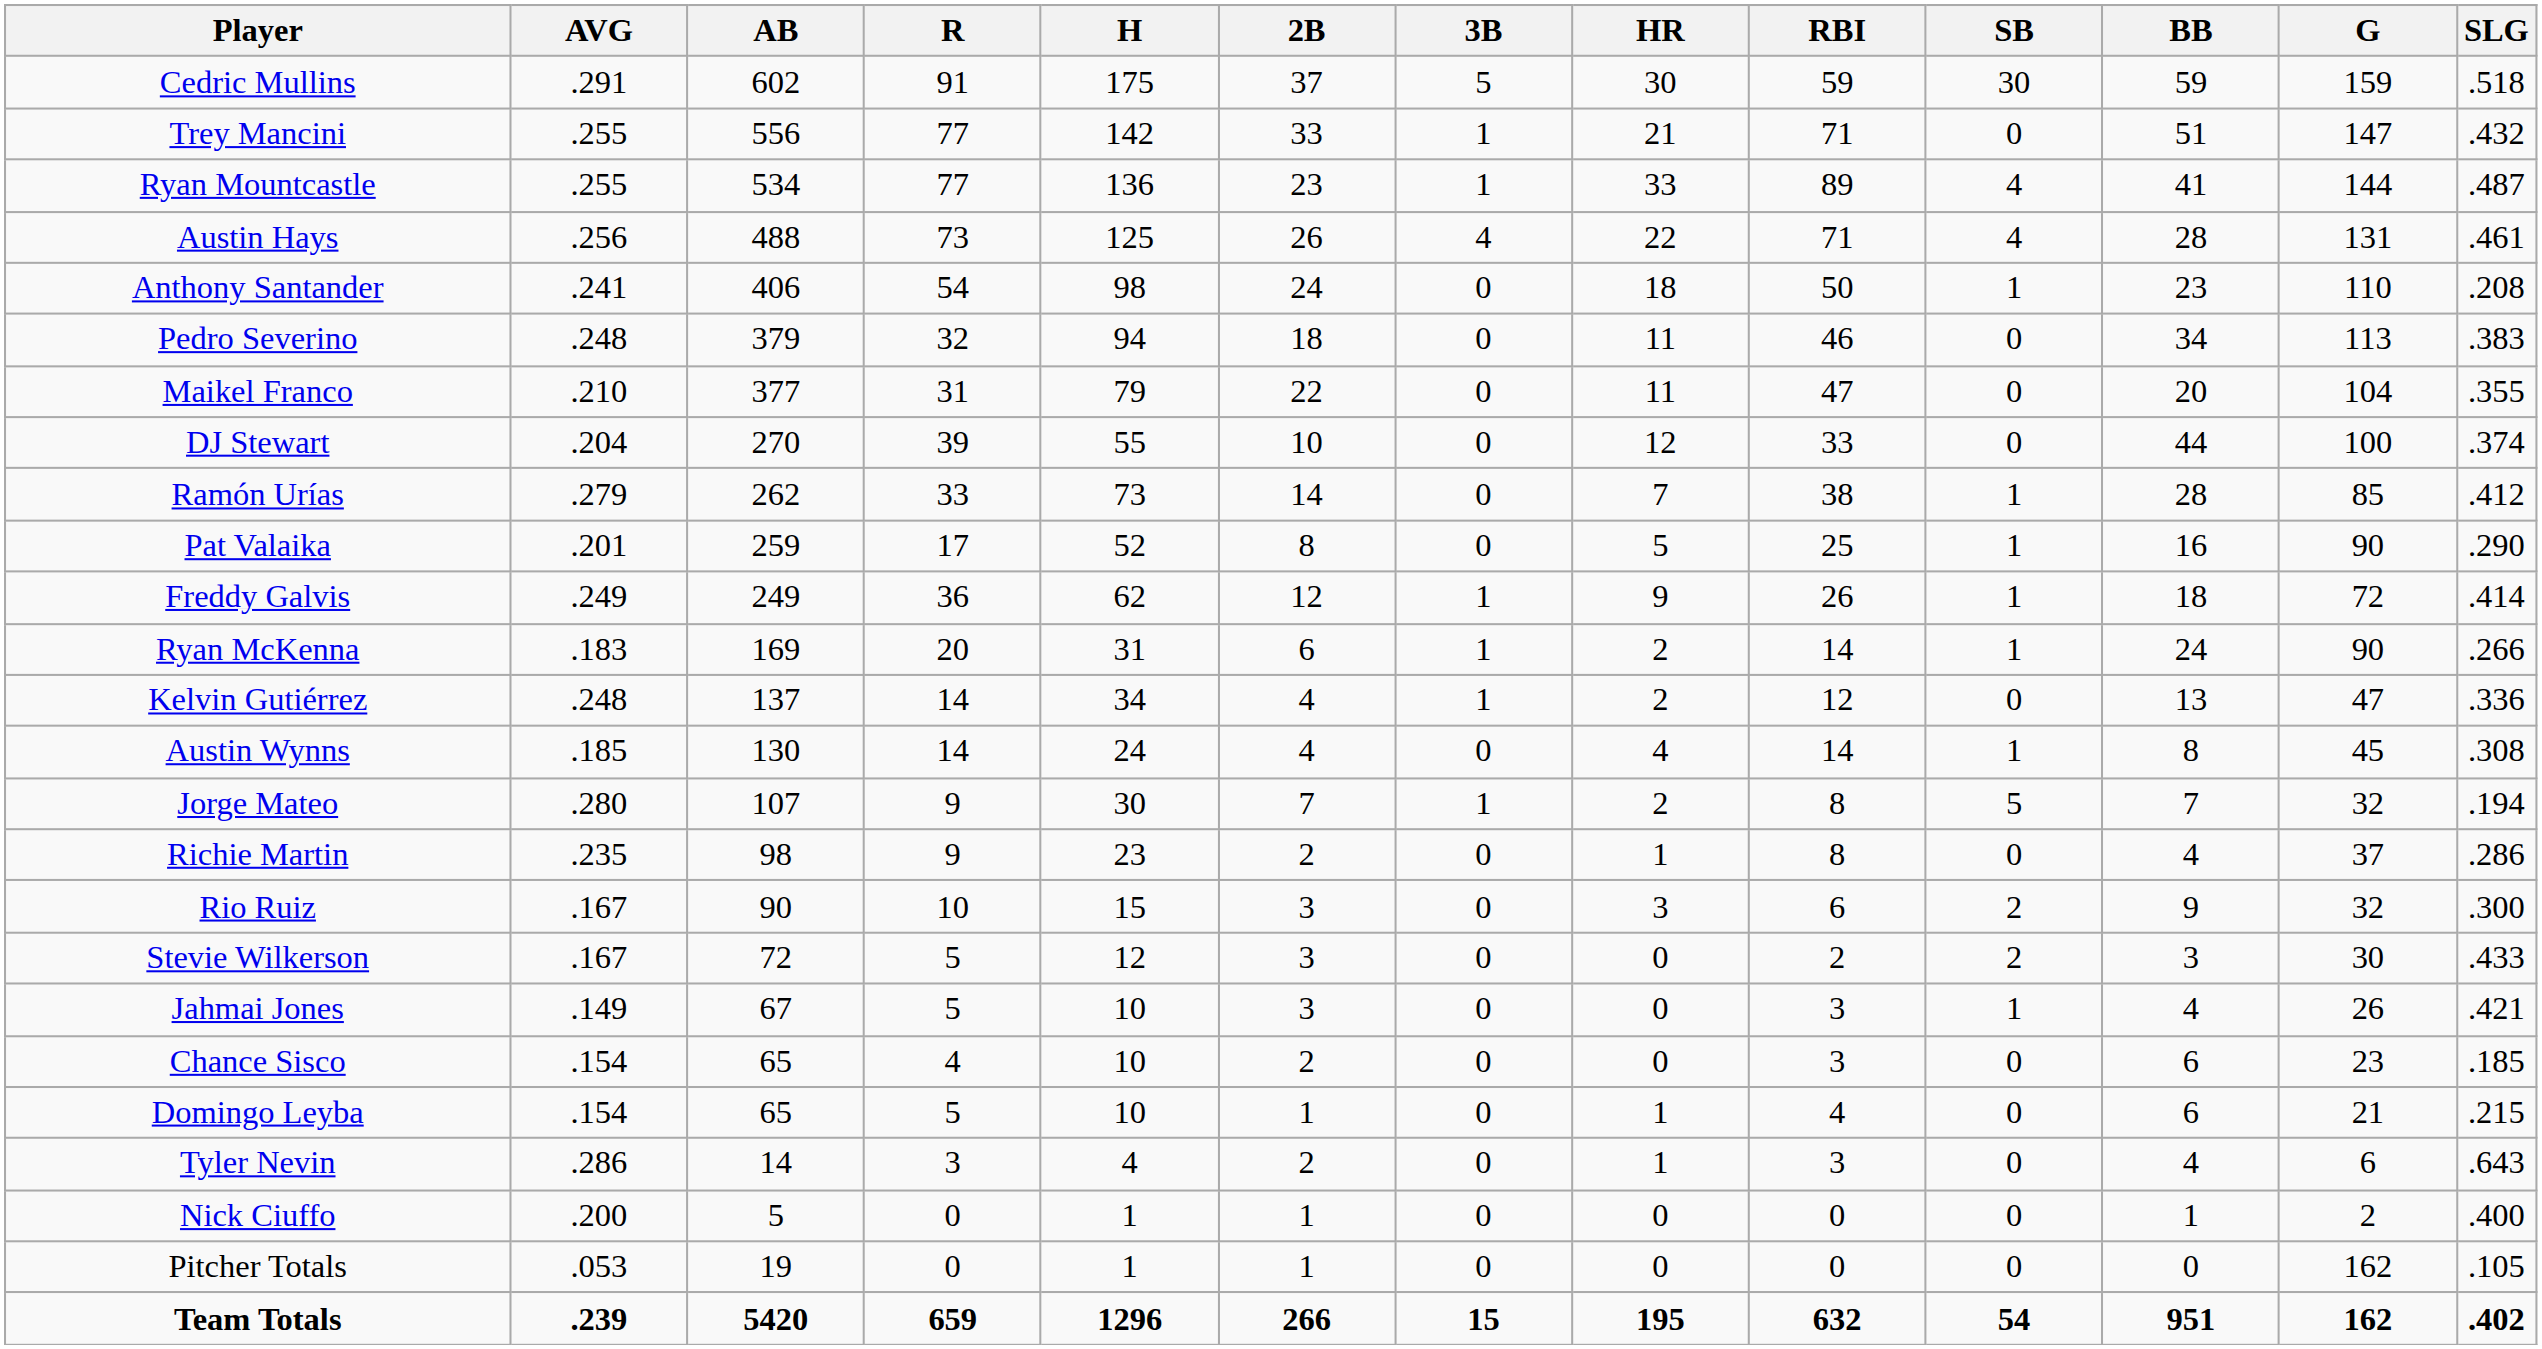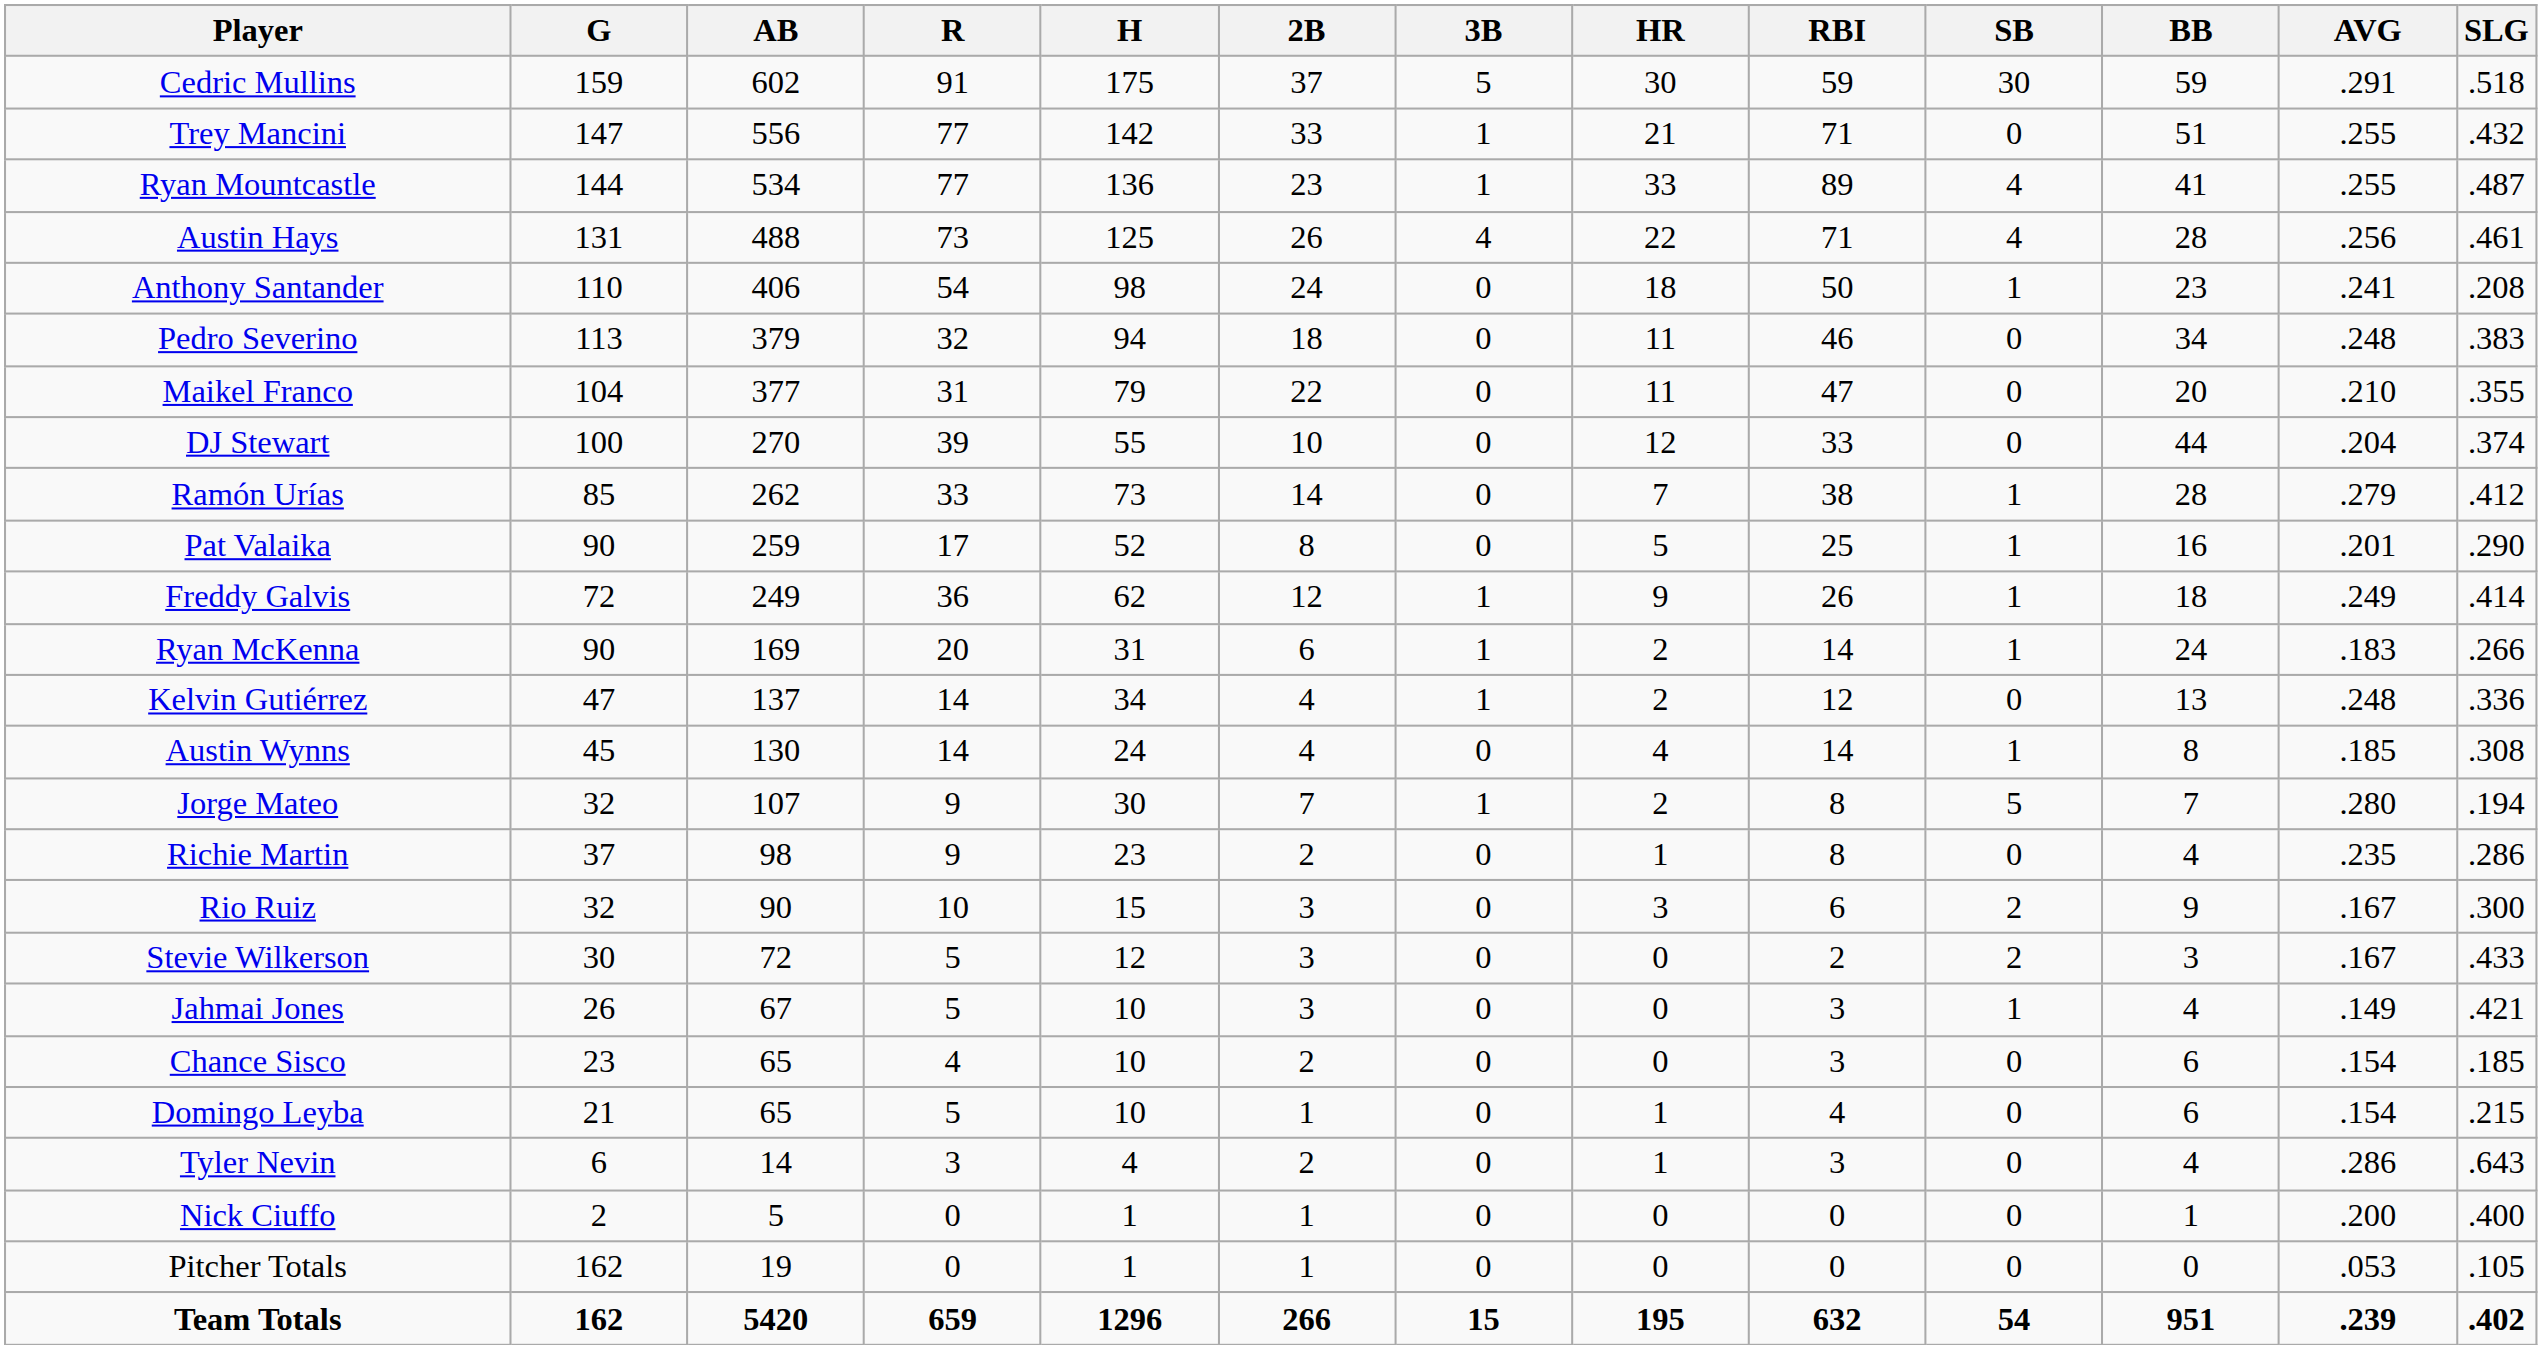columns swapped: (2368, 30) <-> (599, 30)
